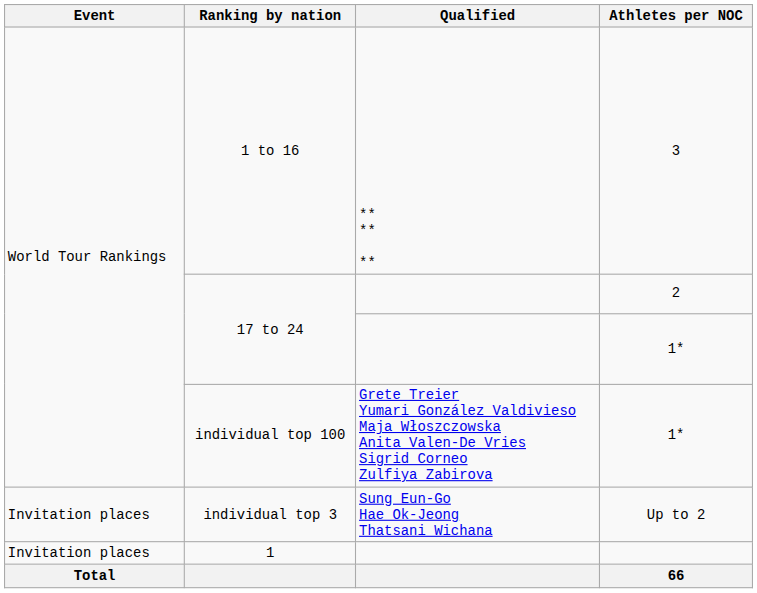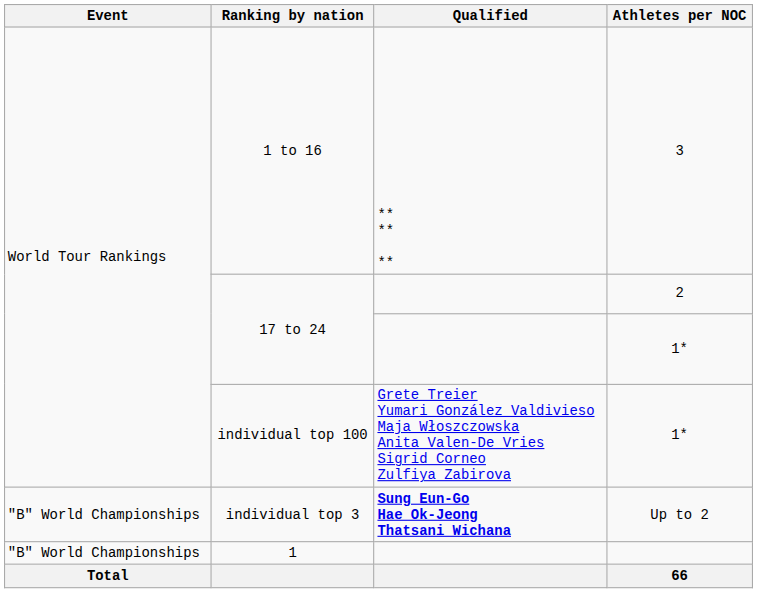(79, 514) Invitation places -> (104, 514) "B" World Championships
(426, 514) normal -> (444, 514) bold
(79, 553) Invitation places -> (104, 553) "B" World Championships
